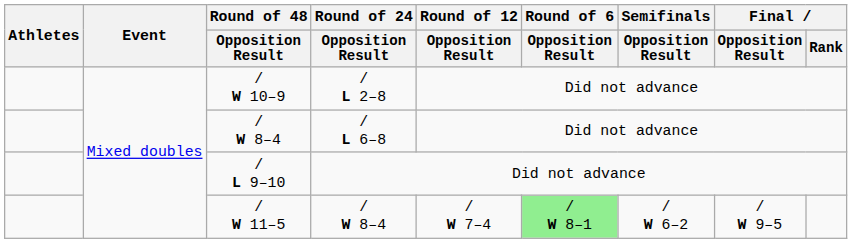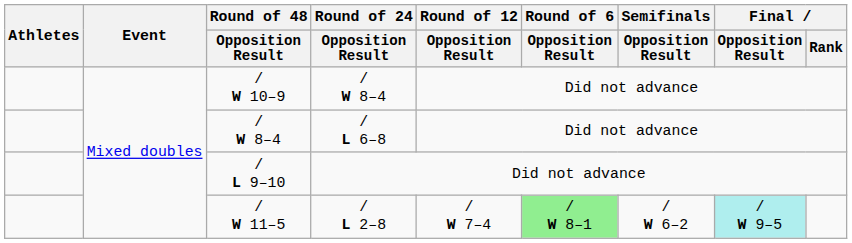(364, 88) / L 2–8 -> (364, 88) / W 8–4
(364, 216) / W 8–4 -> (364, 216) / L 2–8
(760, 216) no background -> (760, 216) paleturquoise background
